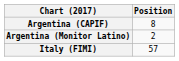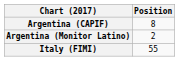(153, 50) 57 -> (153, 50) 55
